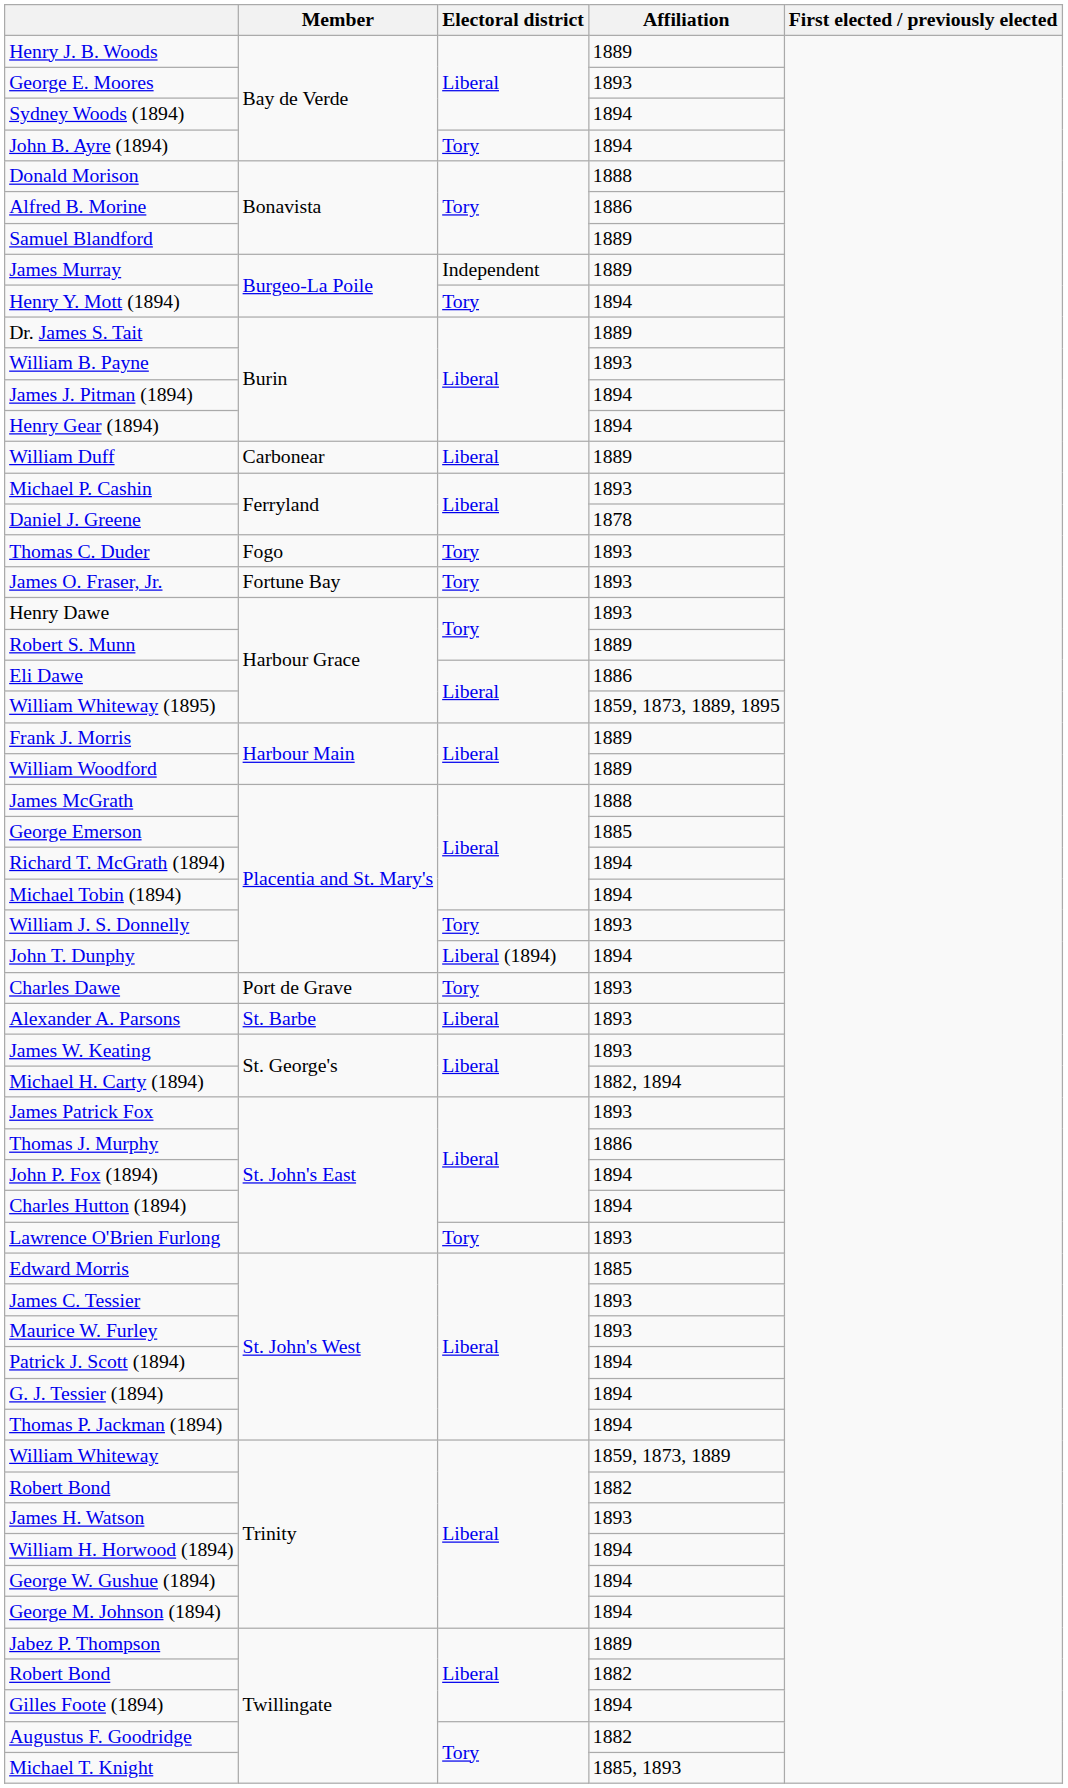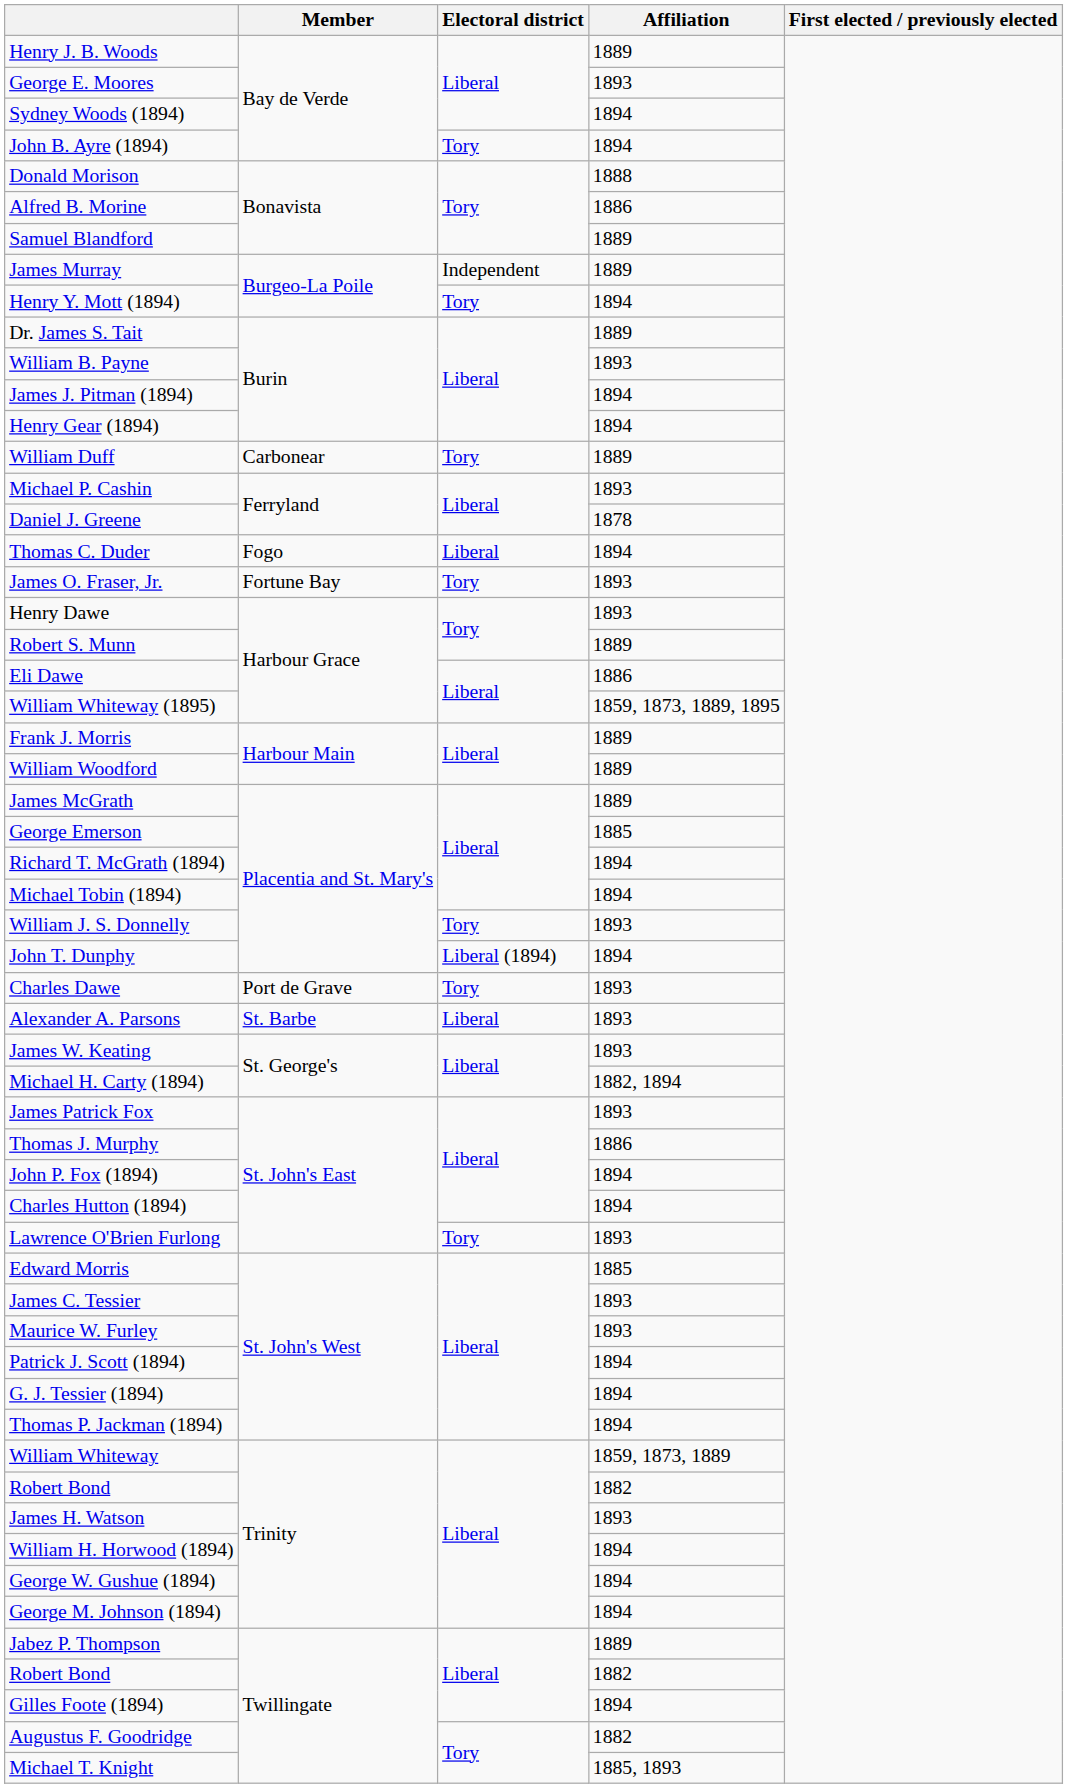(471, 457) Liberal -> (461, 457) Tory
(461, 550) Tory -> (471, 550) Liberal
(612, 550) 1893 -> (612, 550) 1894
(612, 800) 1888 -> (612, 800) 1889
